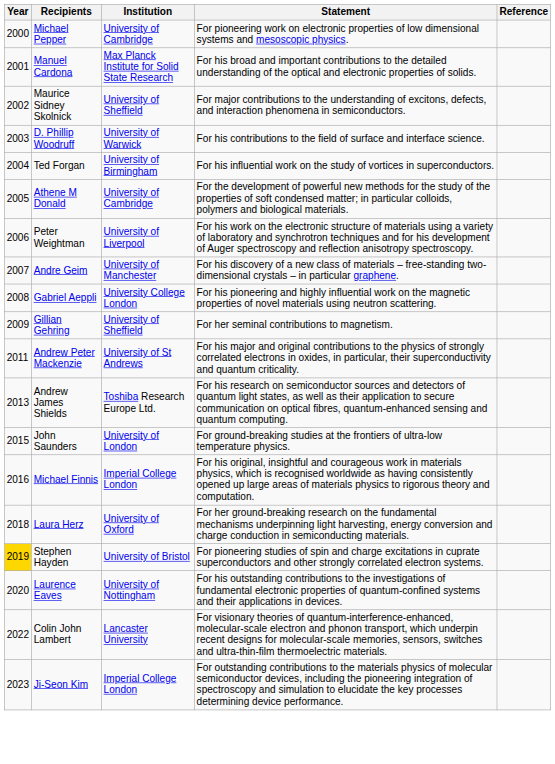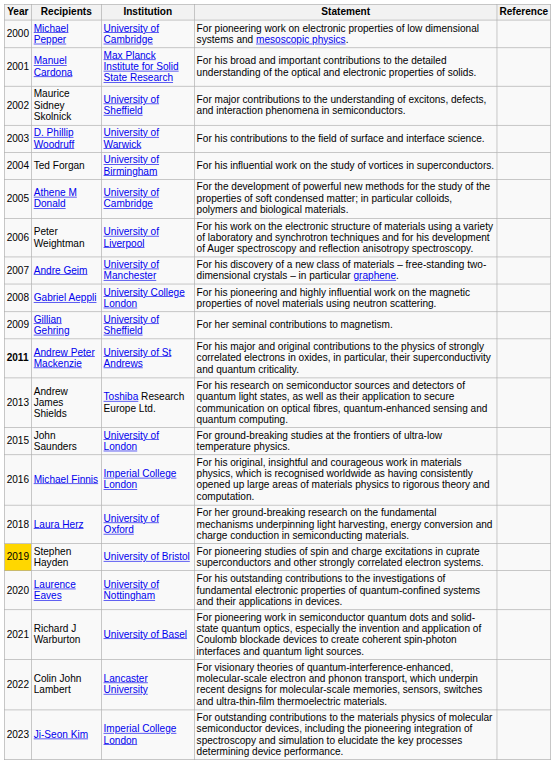(17, 358) normal -> (18, 358) bold
+ row: (57, 634)
